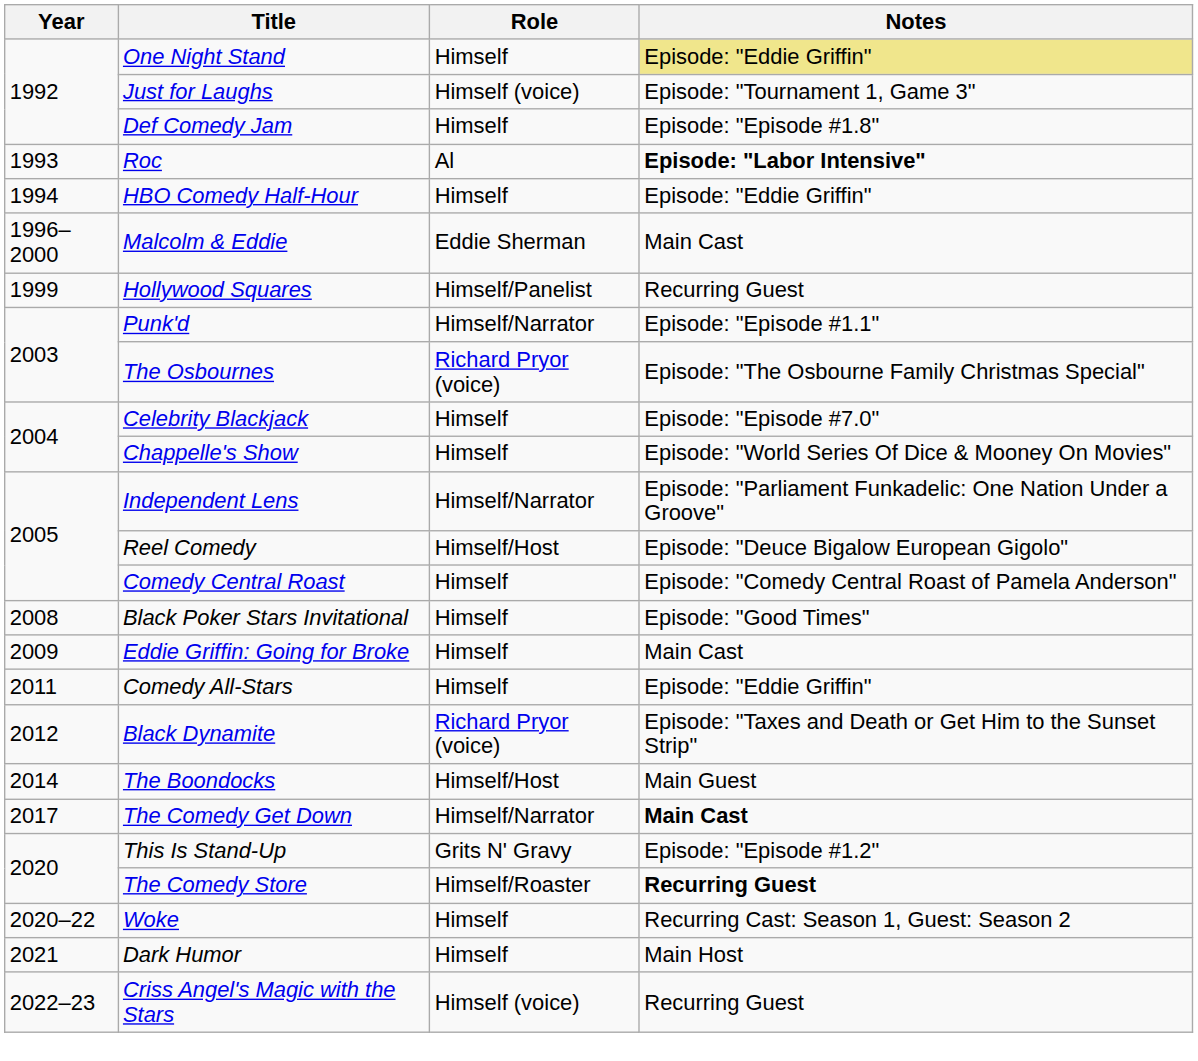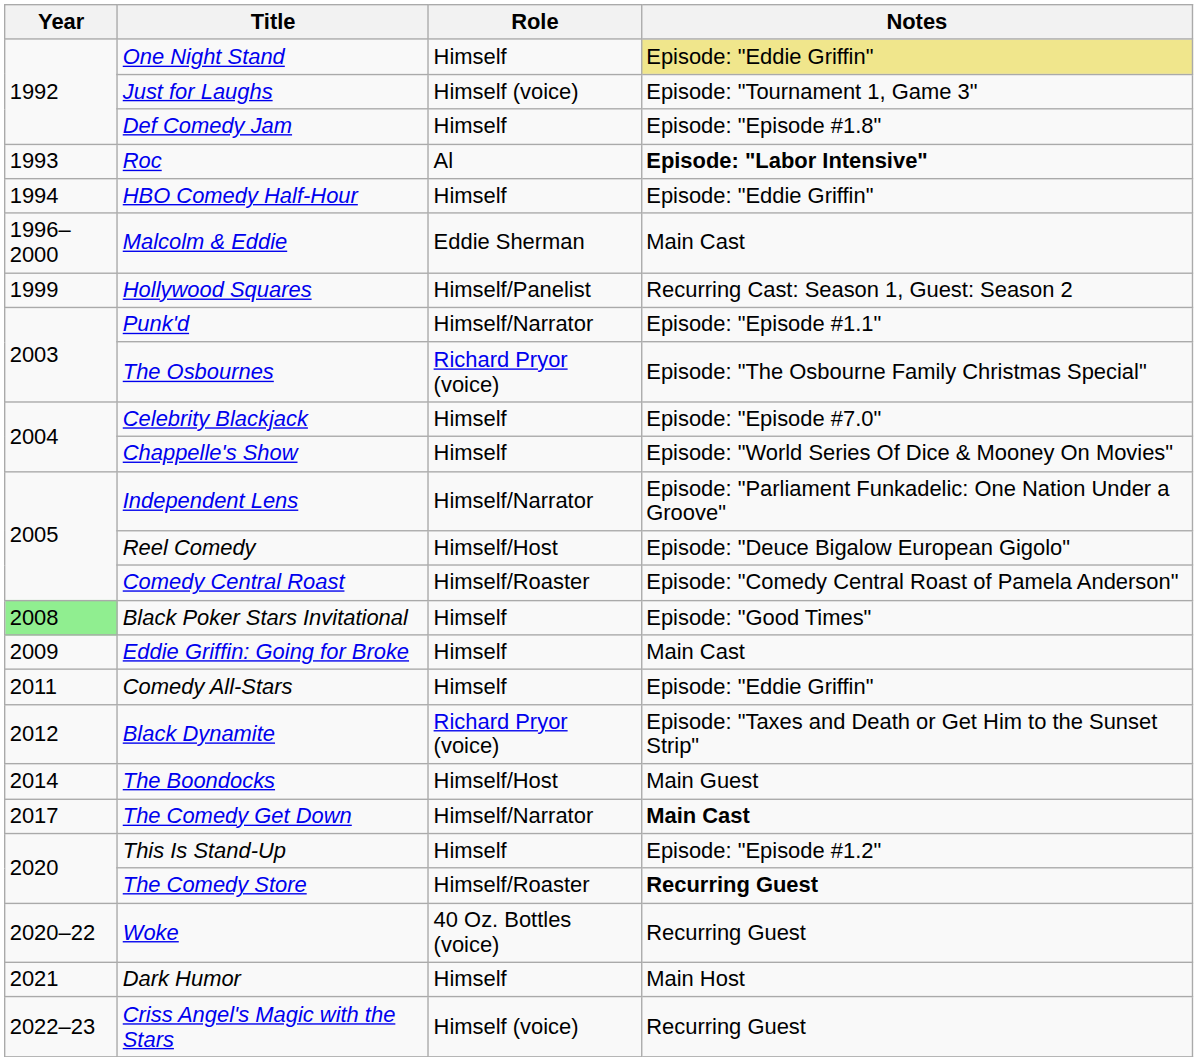(724, 289) Recurring Guest -> (860, 289) Recurring Cast: Season 1, Guest: Season 2
(471, 582) Himself -> (512, 582) Himself/Roaster
(34, 617) no background -> (34, 617) lightgreen background
(503, 850) Grits N' Gravy -> (470, 850) Himself
(471, 920) Himself -> (502, 932) 40 Oz. Bottles (voice)
(858, 920) Recurring Cast: Season 1, Guest: Season 2 -> (726, 932) Recurring Guest
